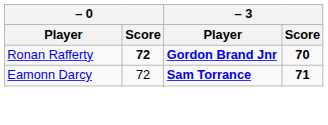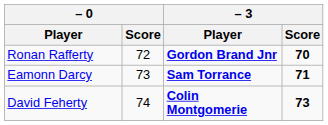(143, 55) bold -> (143, 55) normal
(143, 75) 72 -> (143, 75) 73
+ row: (47, 103)
